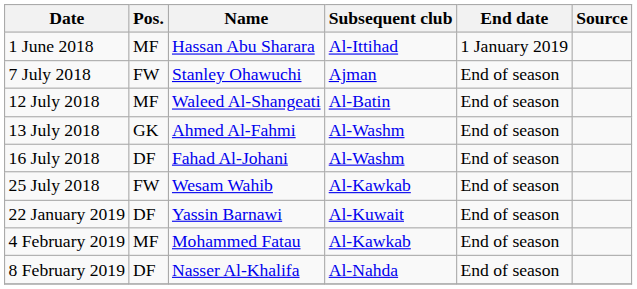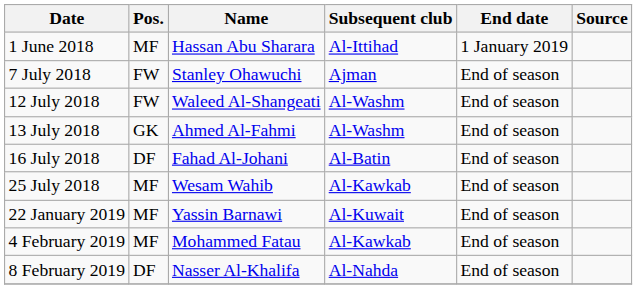(146, 102) MF -> (146, 102) FW
(360, 102) Al-Batin -> (367, 102) Al-Washm
(367, 158) Al-Washm -> (360, 158) Al-Batin
(146, 185) FW -> (146, 185) MF
(144, 213) DF -> (146, 213) MF
